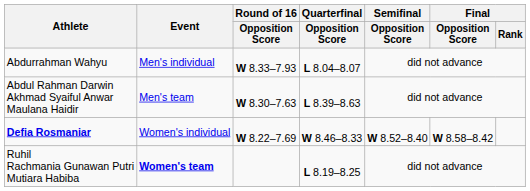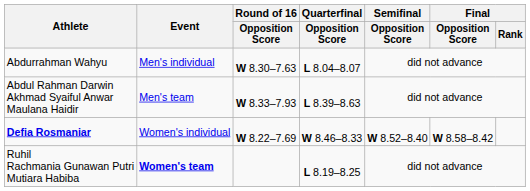(266, 69) W 8.33–7.93 -> (266, 69) W 8.30–7.63
(266, 103) W 8.30–7.63 -> (266, 103) W 8.33–7.93
